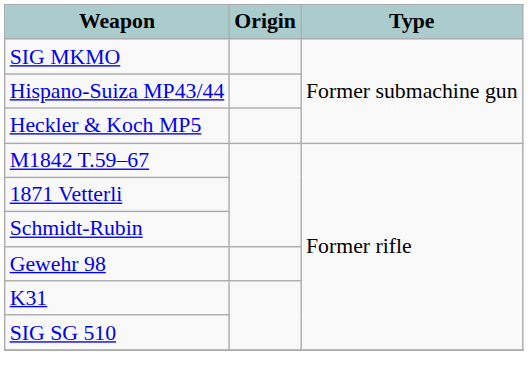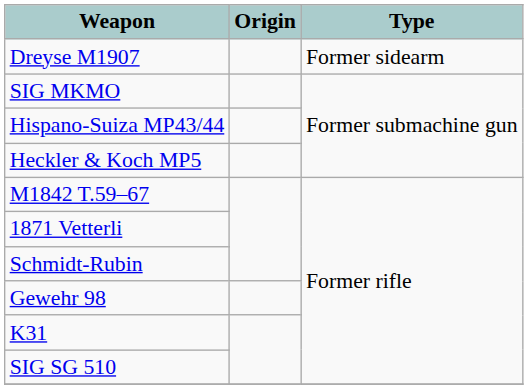+ row: (75, 56)
